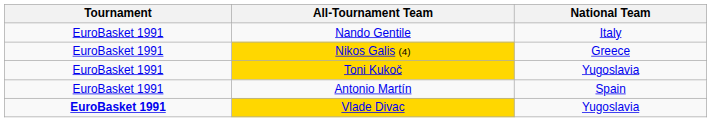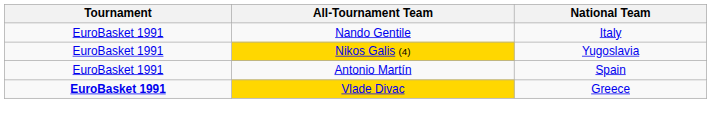(611, 51) Greece -> (611, 51) Yugoslavia
- row: (373, 70)
(611, 107) Yugoslavia -> (611, 88) Greece
